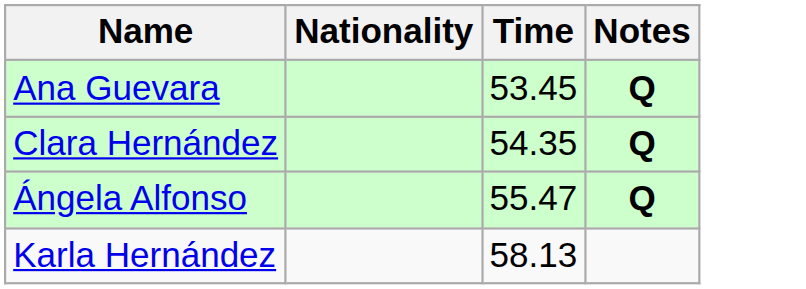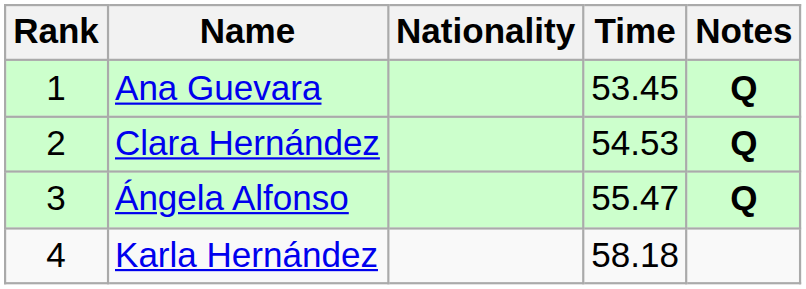+ column: (56, 32)
(533, 143) 54.35 -> (635, 143) 54.53
(533, 254) 58.13 -> (635, 254) 58.18
